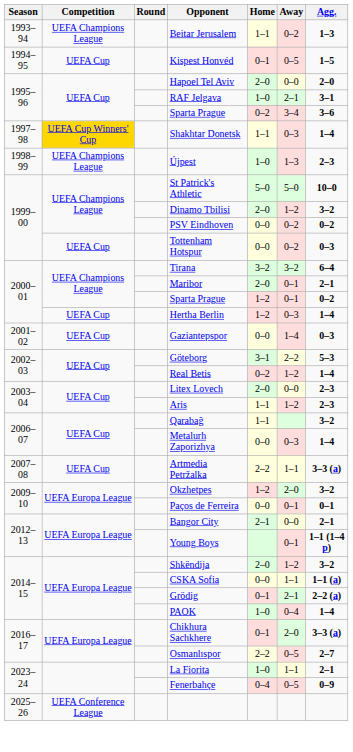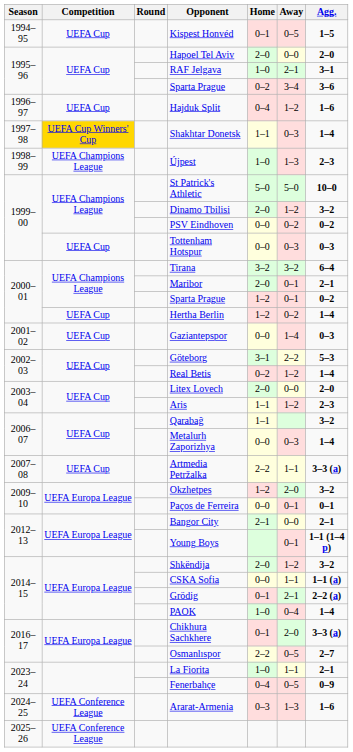- row: (23, 33)
+ row: (23, 107)
(291, 246) 0–2 -> (291, 246) 0–3
(291, 315) 0–3 -> (291, 315) 0–2
(327, 389) 2–3 -> (327, 389) 2–0
+ row: (23, 707)
